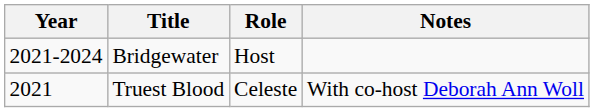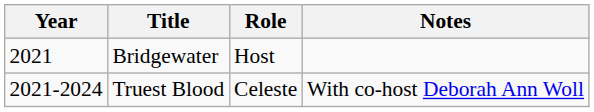(56, 55) 2021-2024 -> (31, 55) 2021
(31, 89) 2021 -> (56, 89) 2021-2024
